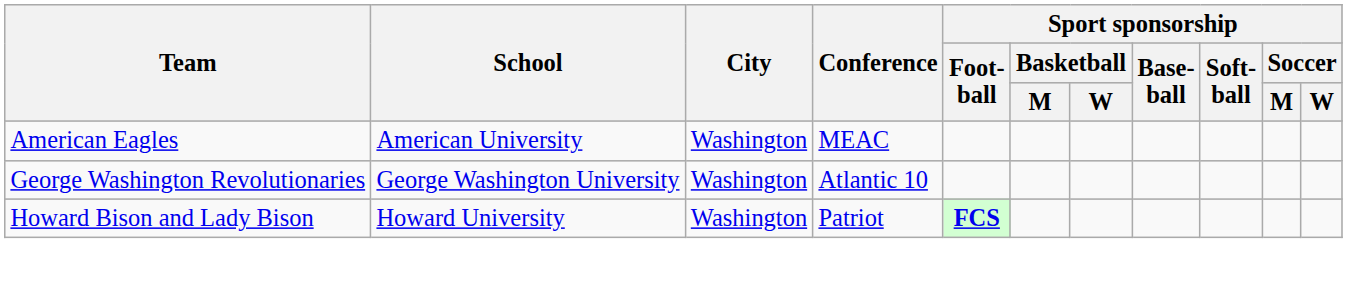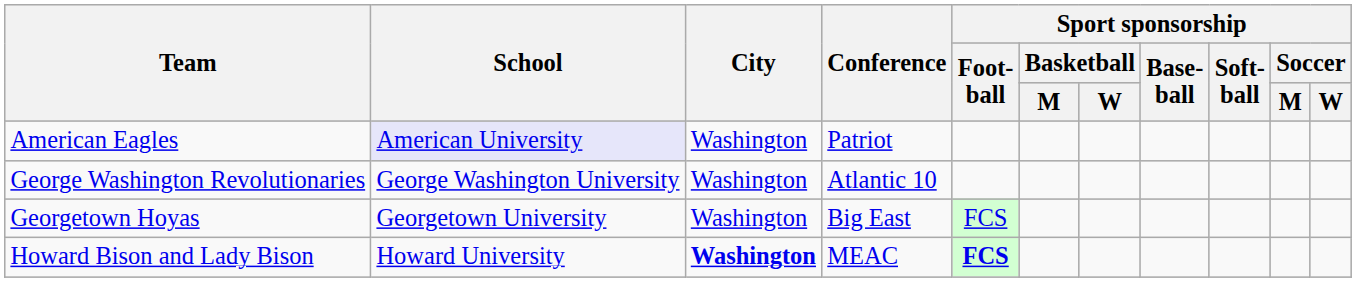(479, 140) no background -> (479, 140) lavender background
(854, 140) MEAC -> (860, 140) Patriot
+ row: (105, 218)
(749, 218) normal -> (753, 256) bold
(851, 218) Patriot -> (863, 256) MEAC
